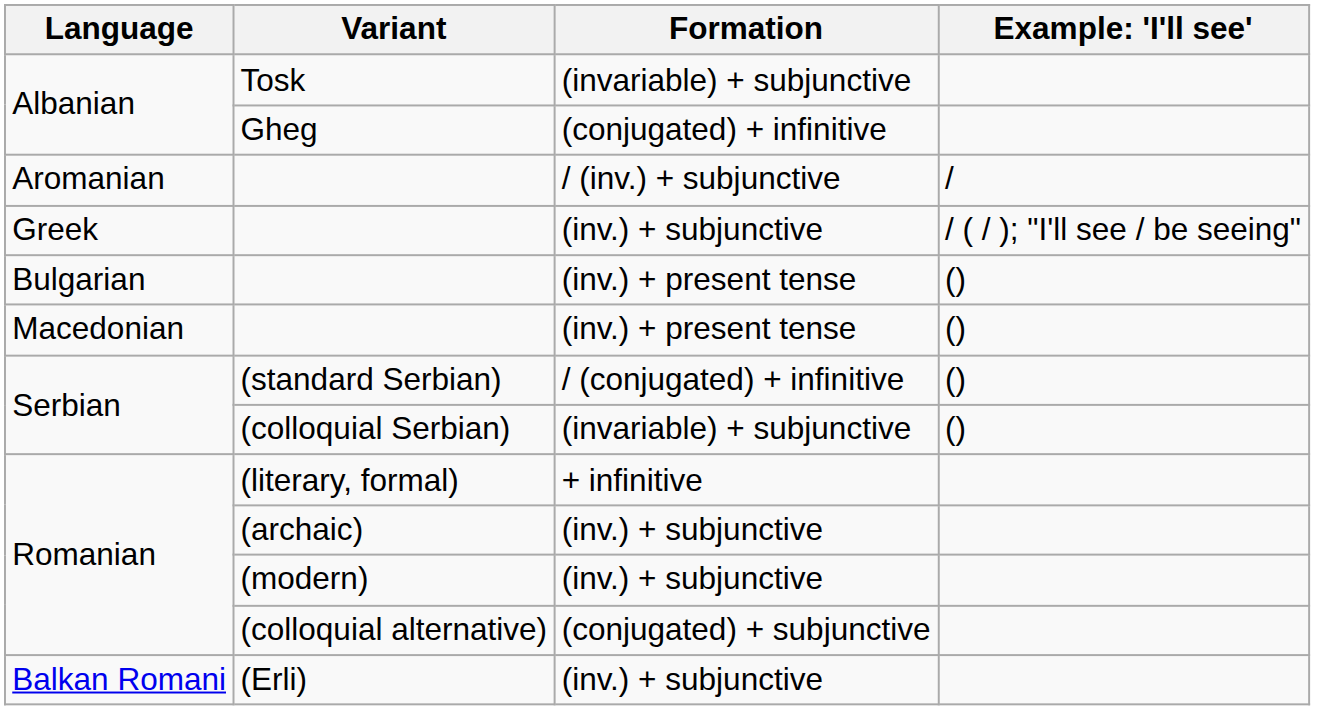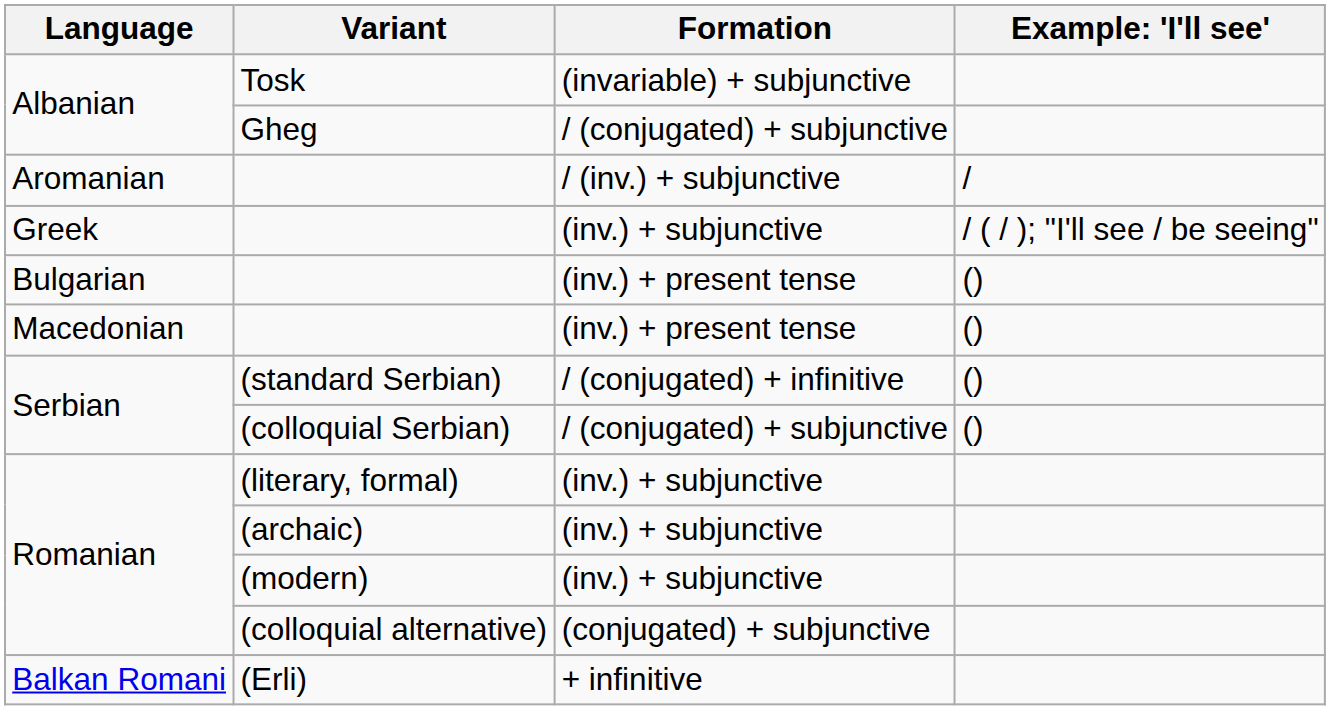(724, 129) (conjugated) + infinitive -> (755, 129) / (conjugated) + subjunctive
(736, 429) (invariable) + subjunctive -> (755, 429) / (conjugated) + subjunctive
(632, 479) + infinitive -> (692, 479) (inv.) + subjunctive
(692, 679) (inv.) + subjunctive -> (632, 679) + infinitive
